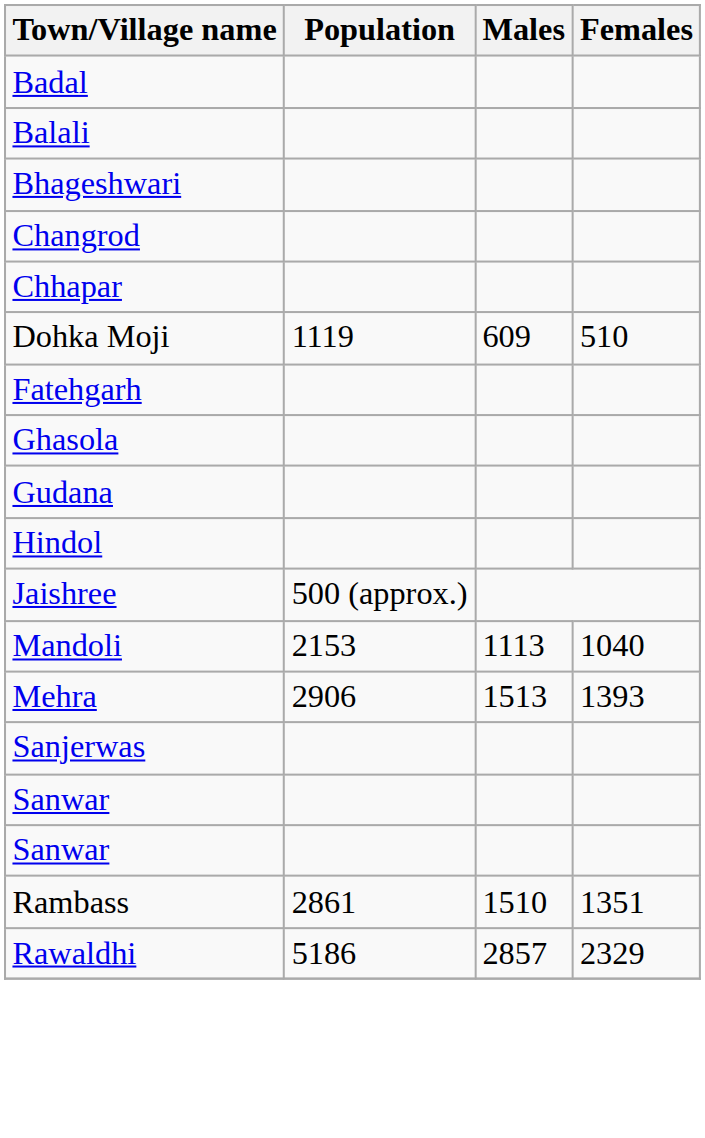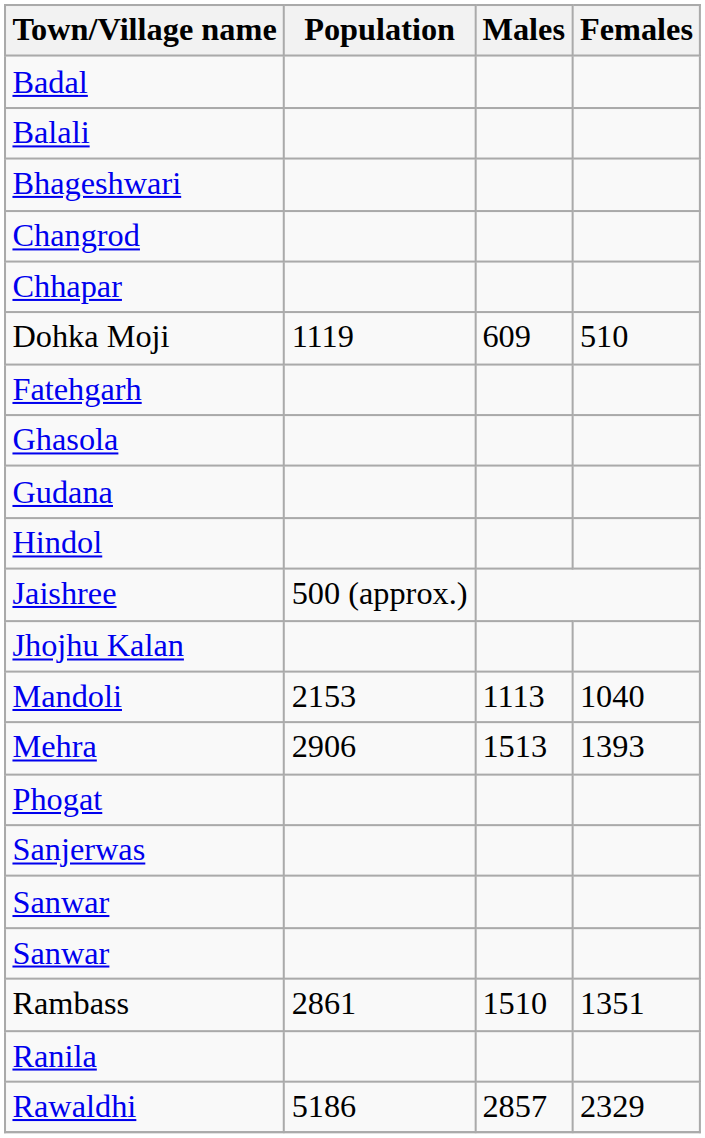+ row: (98, 645)
+ row: (57, 798)
+ row: (55, 1055)
